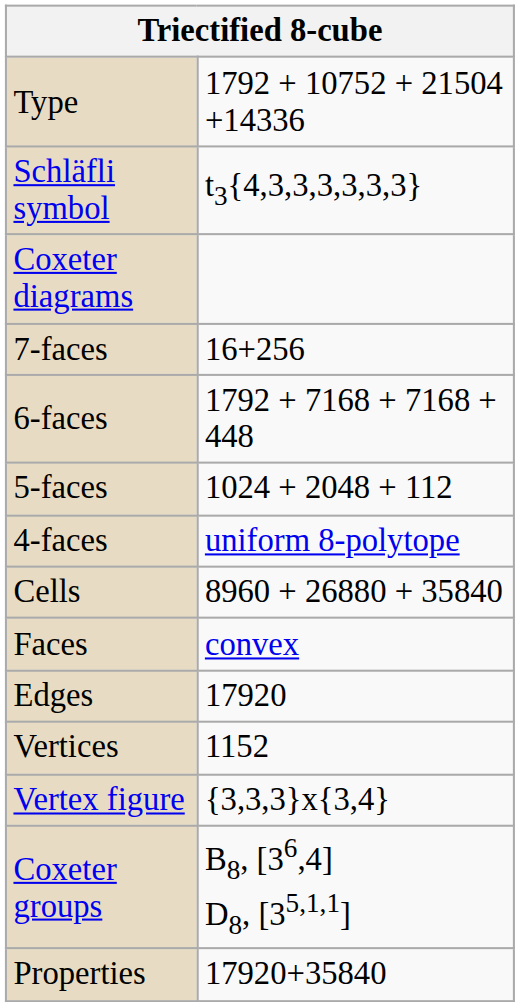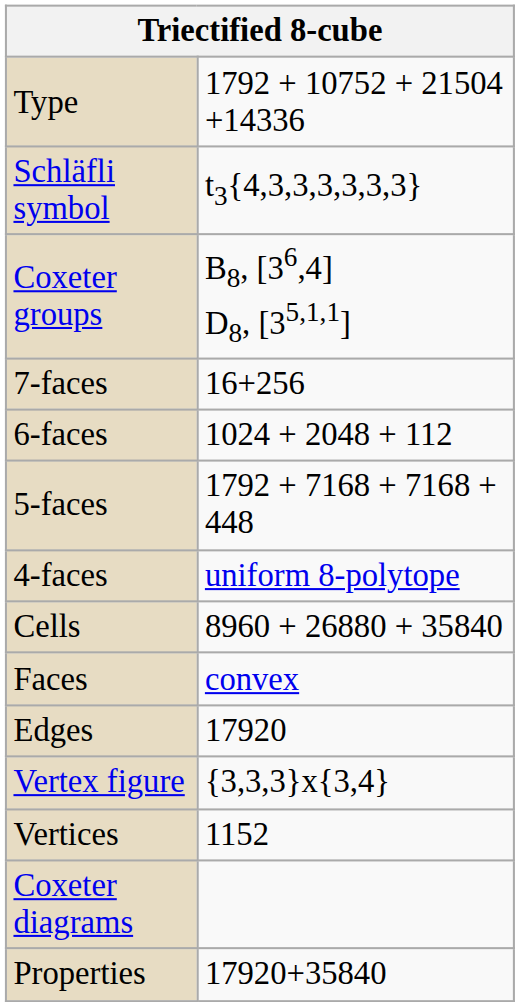rows swapped: (73, 278) <-> (65, 886)
(351, 418) 1792 + 7168 + 7168 + 448 -> (329, 434) 1024 + 2048 + 112
(329, 488) 1024 + 2048 + 112 -> (351, 504) 1792 + 7168 + 7168 + 448
rows swapped: (66, 747) <-> (99, 799)
